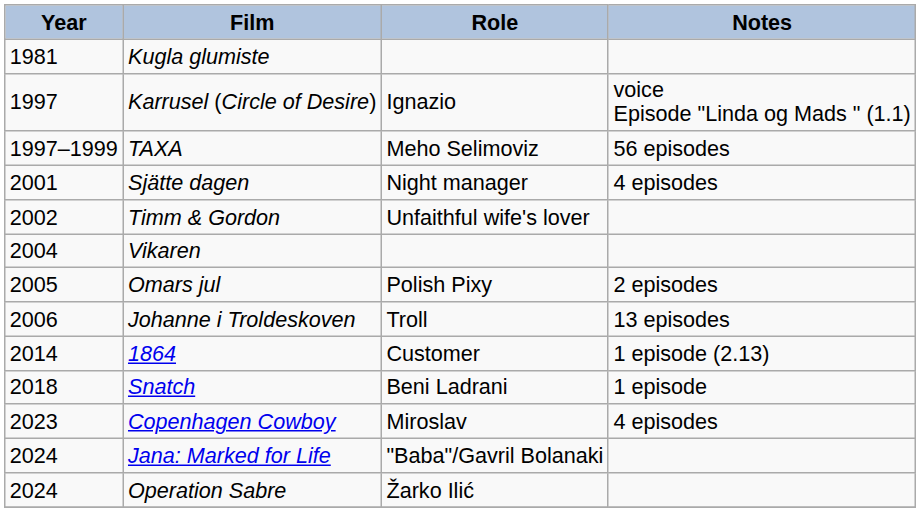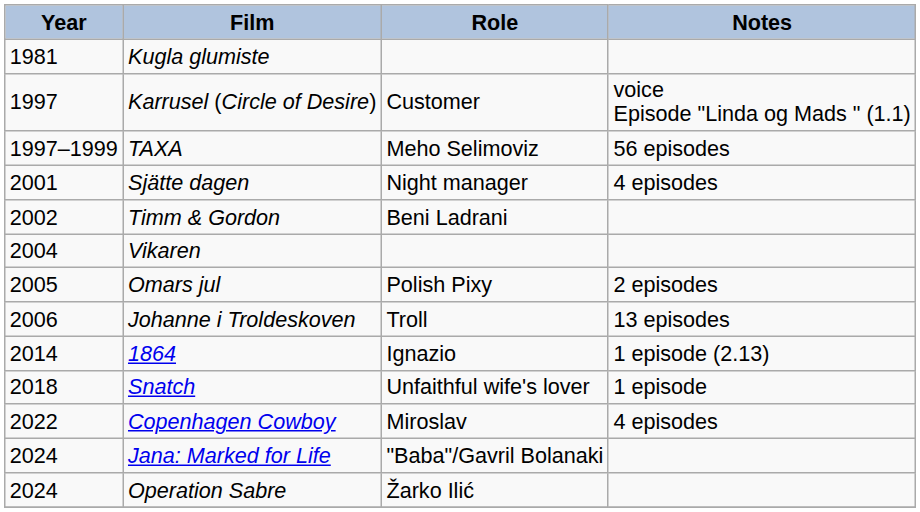(421, 102) Ignazio -> (433, 102) Customer
(488, 217) Unfaithful wife's lover -> (447, 217) Beni Ladrani
(433, 353) Customer -> (421, 353) Ignazio
(447, 387) Beni Ladrani -> (488, 387) Unfaithful wife's lover
(34, 422) 2023 -> (34, 422) 2022
